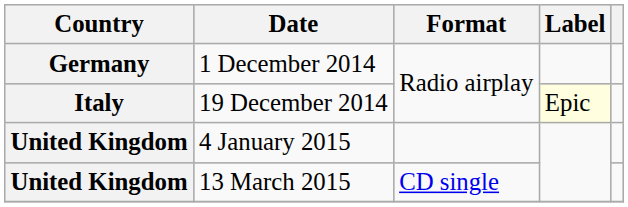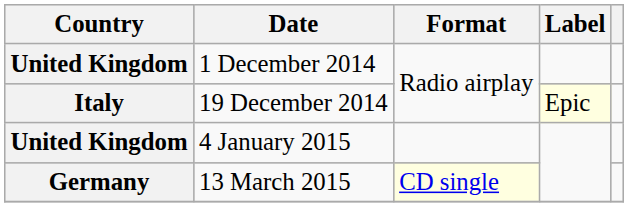(99, 63) Germany -> (99, 63) United Kingdom
(99, 181) United Kingdom -> (99, 181) Germany
(449, 181) no background -> (449, 181) lightyellow background
